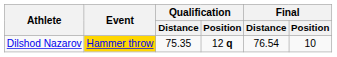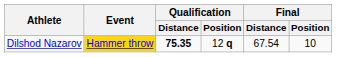(178, 44) normal -> (178, 44) bold
(266, 44) 76.54 -> (266, 44) 67.54
